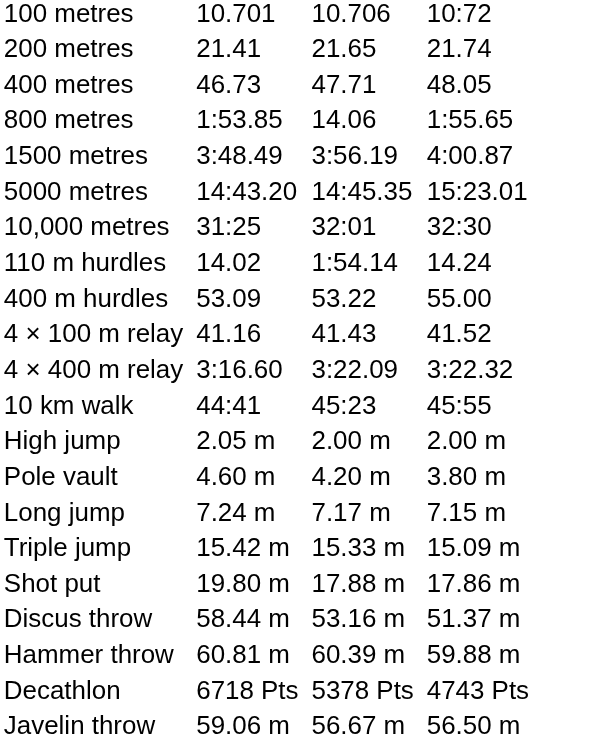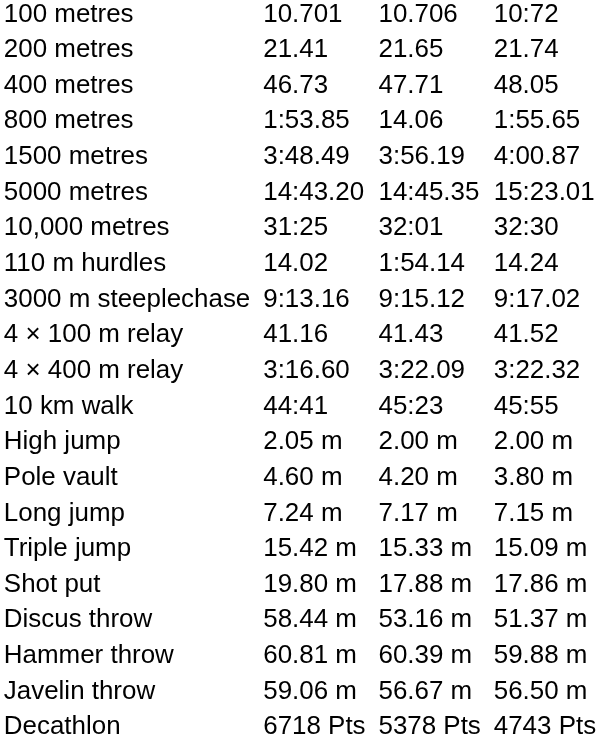- row: (86, 298)
+ row: (127, 298)
rows swapped: (79, 725) <-> (62, 690)
